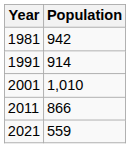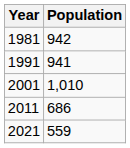(59, 62) 914 -> (59, 62) 941
(59, 108) 866 -> (59, 108) 686
